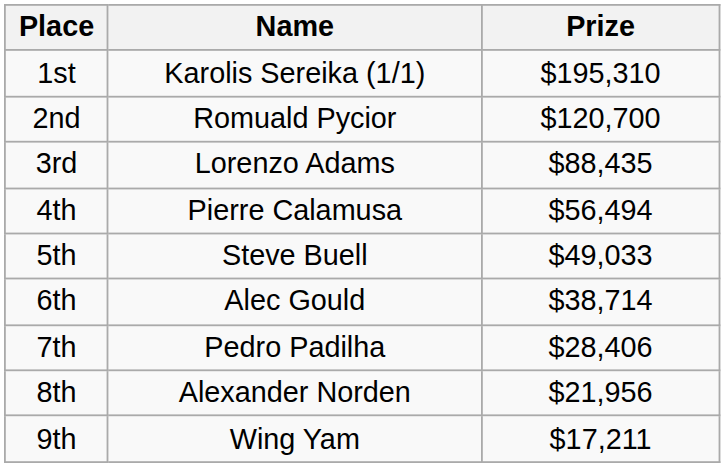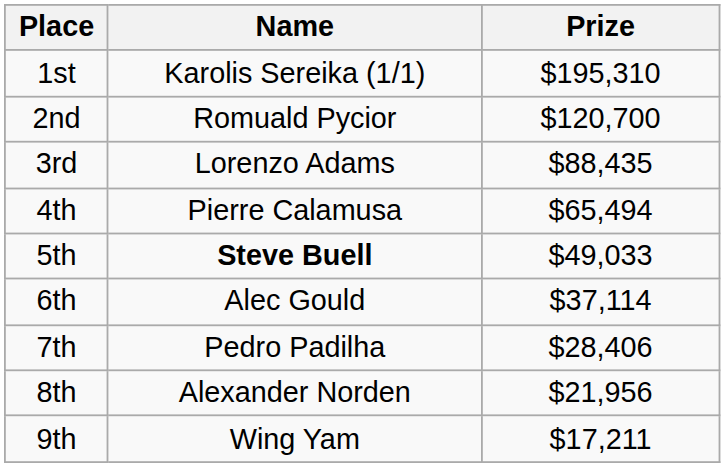(601, 210) $56,494 -> (601, 210) $65,494
(295, 255) normal -> (295, 255) bold
(601, 301) $38,714 -> (601, 301) $37,114
